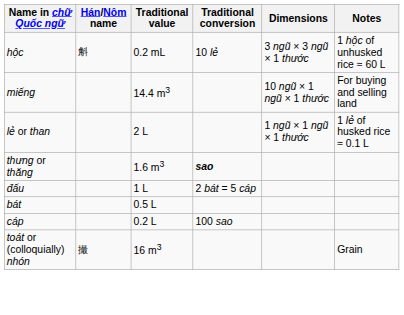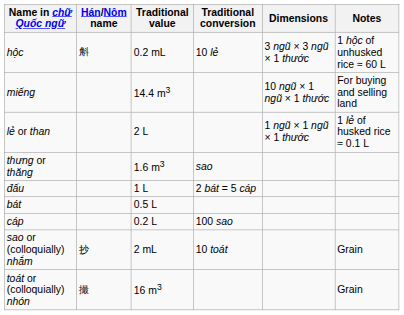(204, 166) bold -> (204, 166) normal
+ row: (36, 249)
